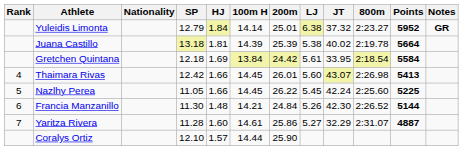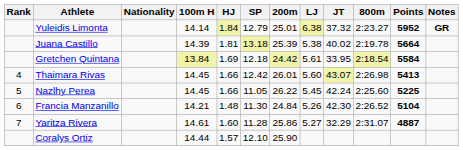columns swapped: (250, 12) <-> (192, 12)
(408, 106) 5144 -> (408, 106) 5104
